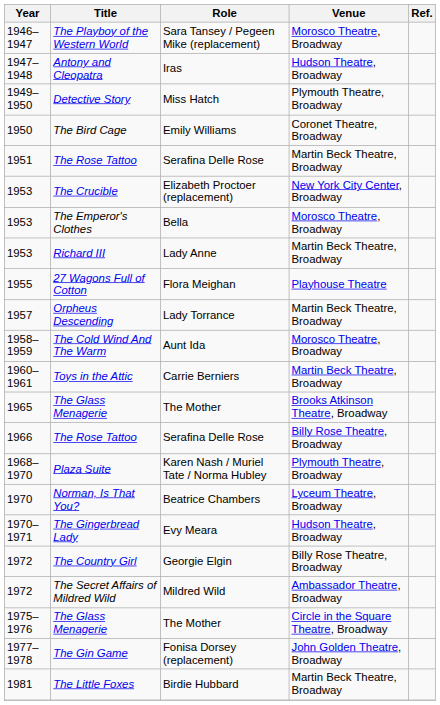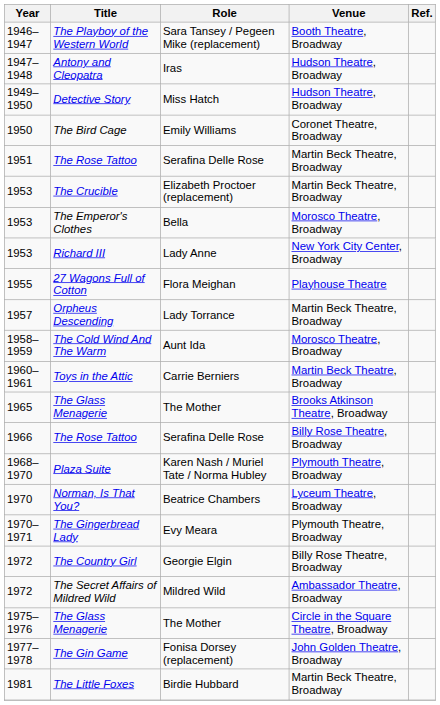(336, 37) Morosco Theatre, Broadway -> (329, 37) Booth Theatre, Broadway
(338, 99) Plymouth Theatre, Broadway -> (334, 99) Hudson Theatre, Broadway
(347, 191) New York City Center, Broadway -> (344, 191) Martin Beck Theatre, Broadway
(344, 253) Martin Beck Theatre, Broadway -> (347, 253) New York City Center, Broadway
(334, 530) Hudson Theatre, Broadway -> (338, 530) Plymouth Theatre, Broadway
